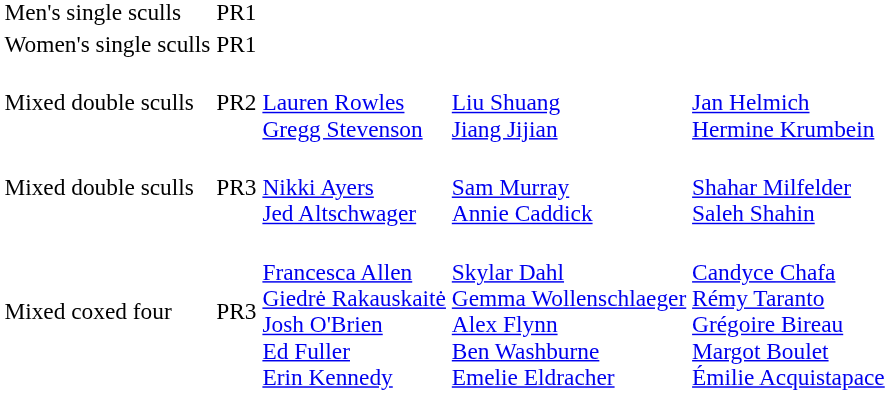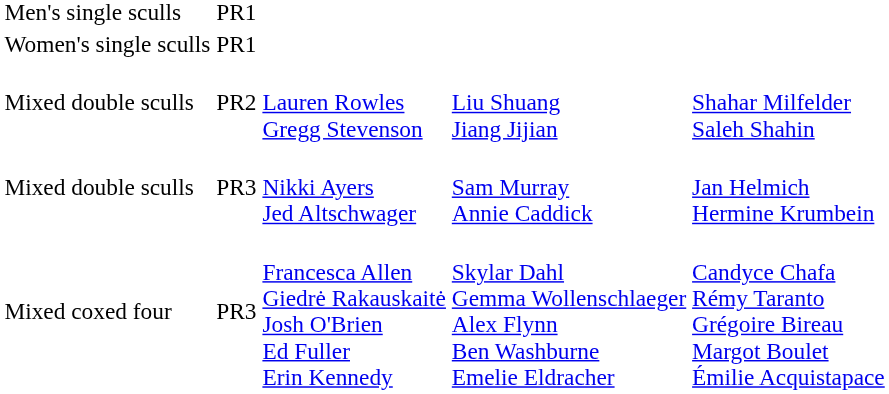(783, 115) Jan Helmich Hermine Krumbein -> (772, 115) Shahar Milfelder Saleh Shahin
(772, 200) Shahar Milfelder Saleh Shahin -> (783, 200) Jan Helmich Hermine Krumbein
